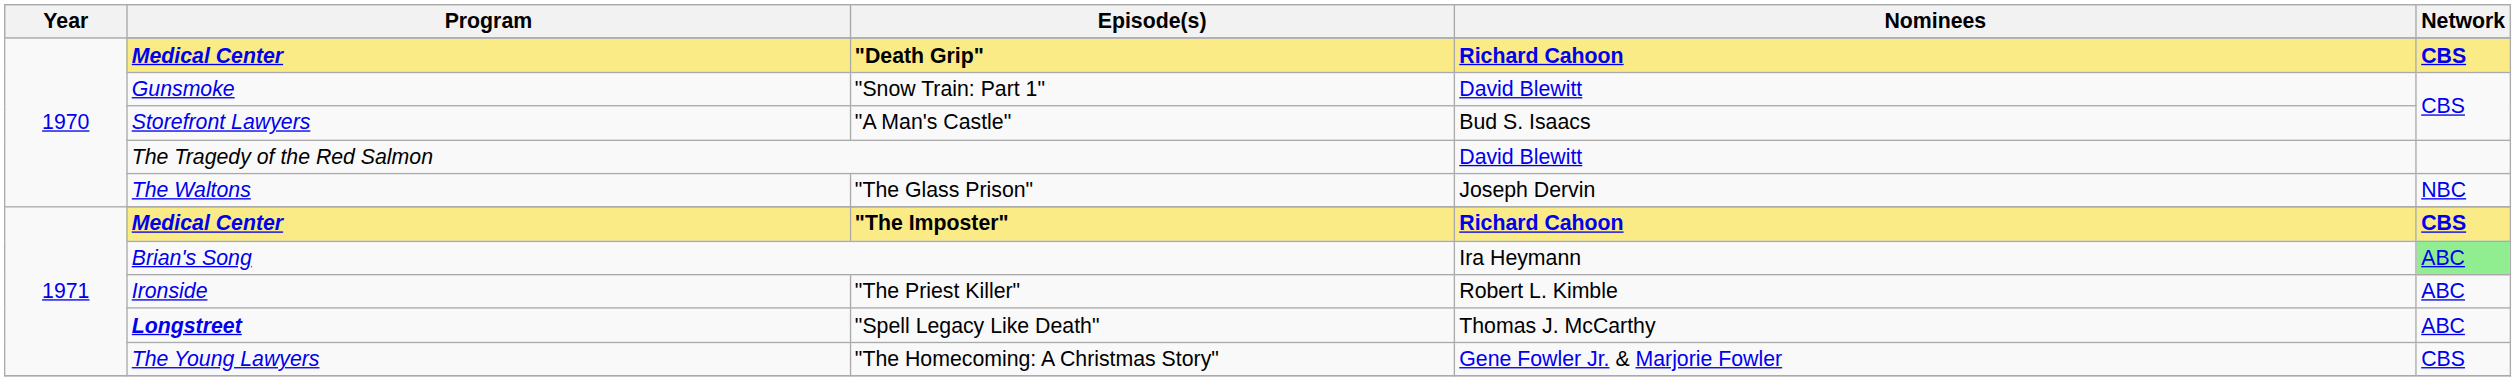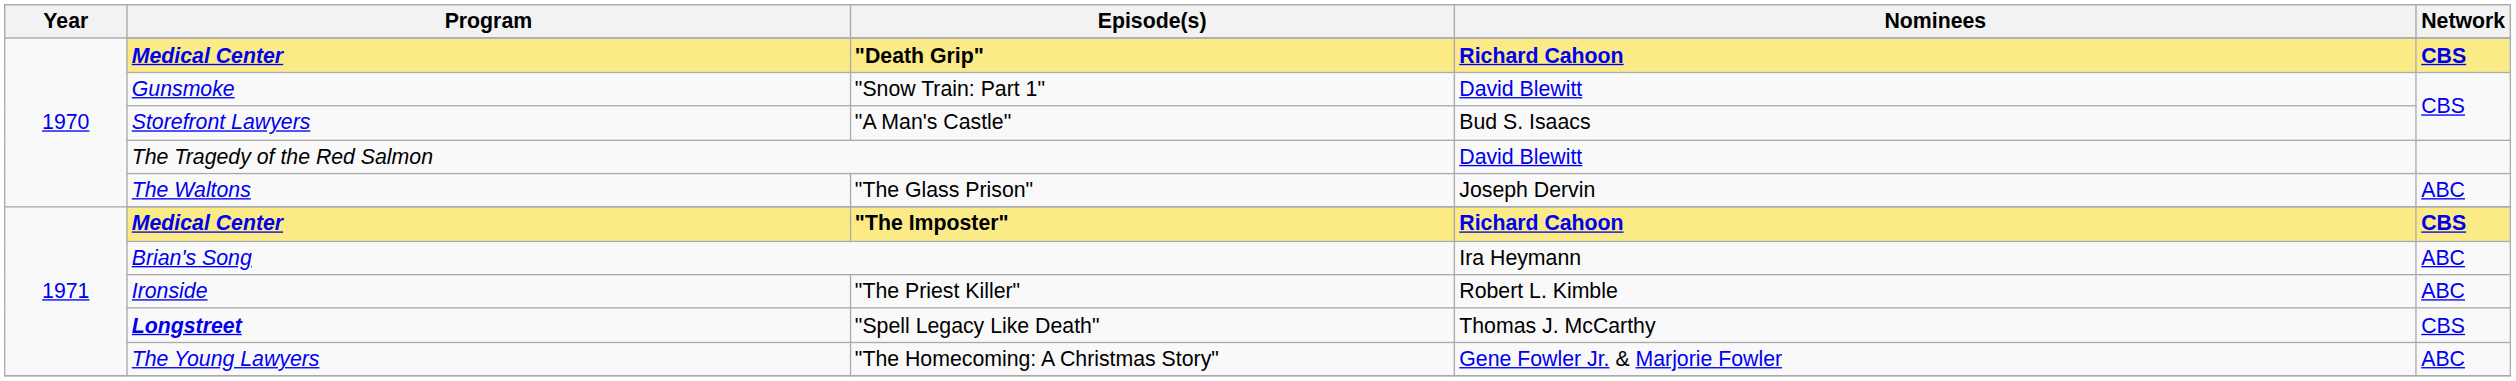(2444, 190) NBC -> (2443, 190) ABC
(2443, 257) lightgreen background -> (2443, 257) no background
(2443, 325) ABC -> (2443, 325) CBS
(2443, 358) CBS -> (2443, 358) ABC
